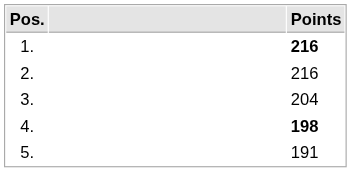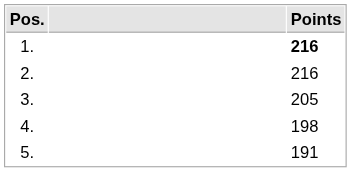(305, 99) 204 -> (305, 99) 205
(305, 126) bold -> (305, 126) normal
